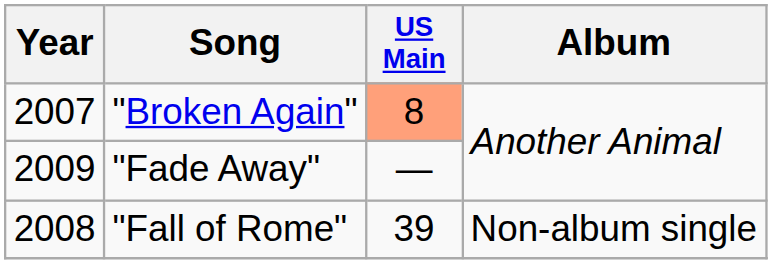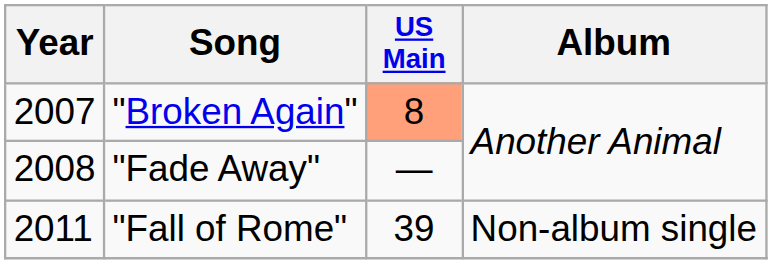(55, 169) 2009 -> (55, 169) 2008
(55, 228) 2008 -> (53, 228) 2011
